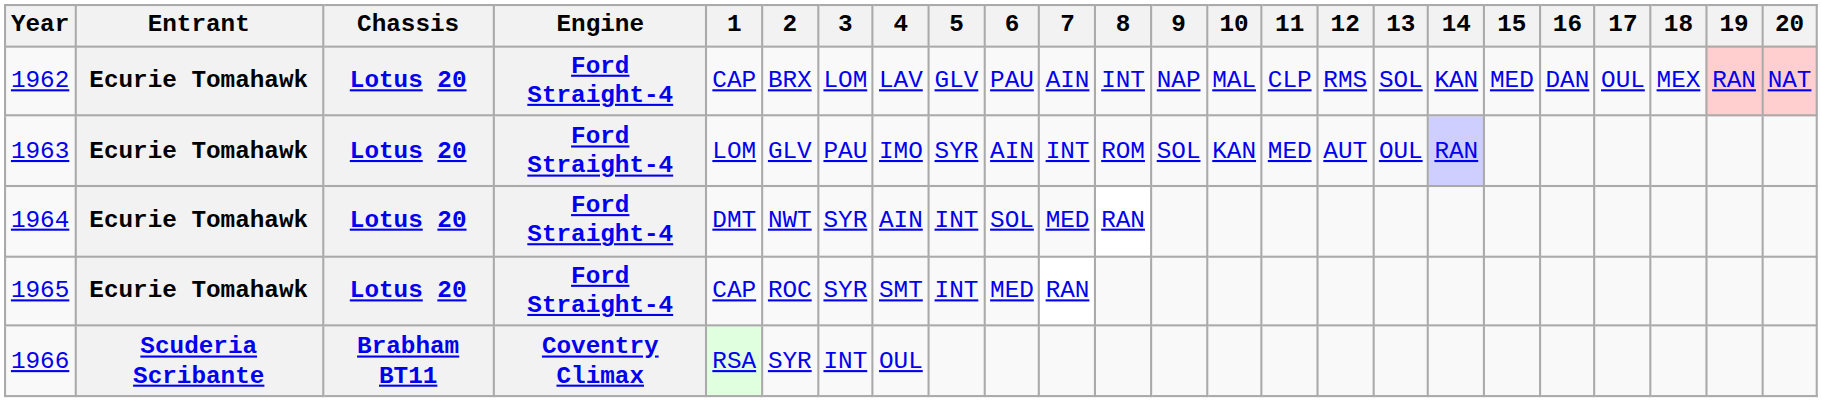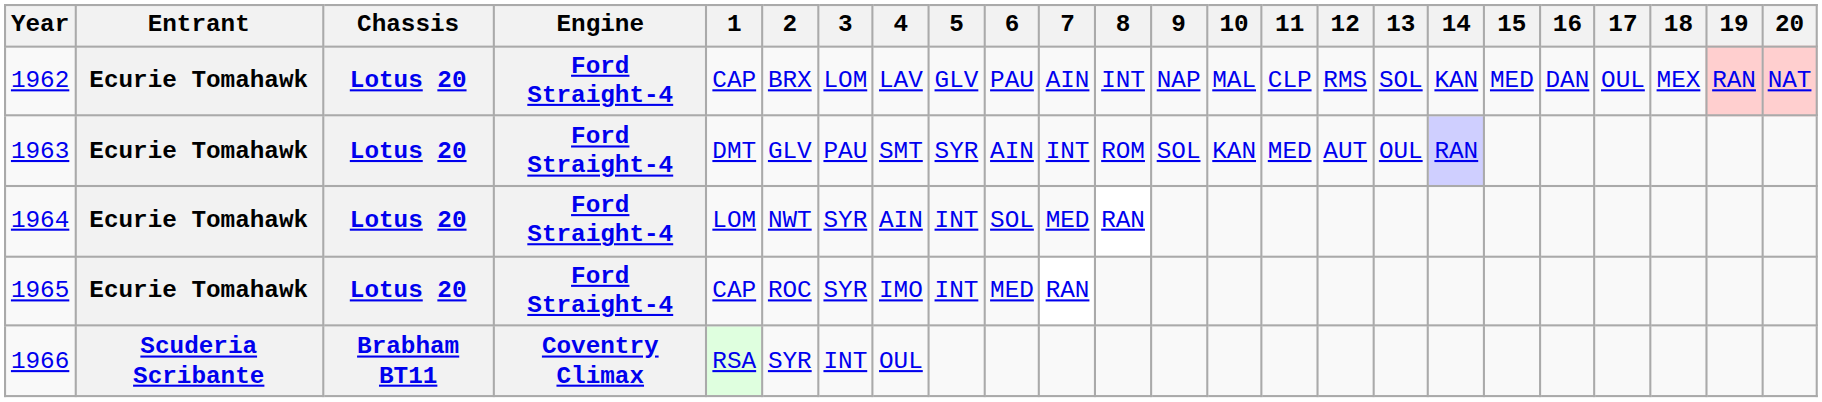(734, 151) LOM -> (734, 151) DMT
(901, 151) IMO -> (901, 151) SMT
(734, 221) DMT -> (734, 221) LOM
(901, 291) SMT -> (901, 291) IMO
